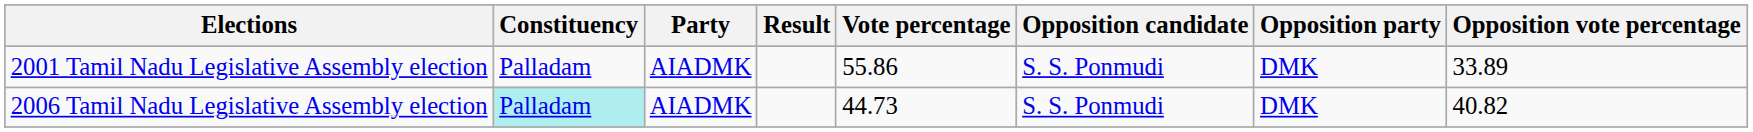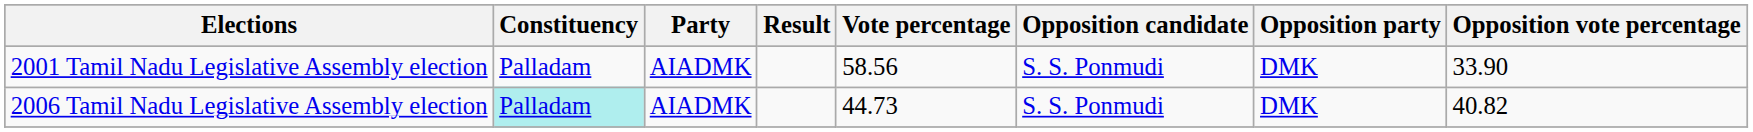(870, 66) 55.86 -> (870, 66) 58.56
(1480, 66) 33.89 -> (1480, 66) 33.90
